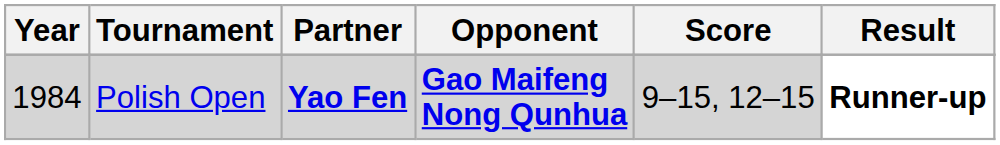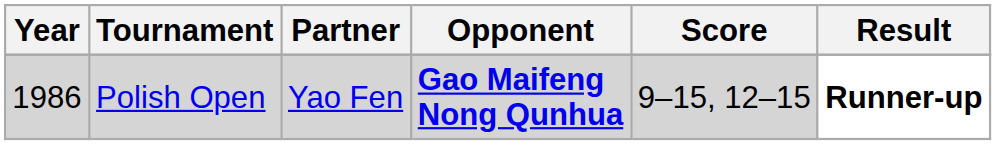(47, 96) 1984 -> (47, 96) 1986
(348, 96) bold -> (346, 96) normal
